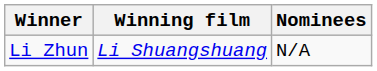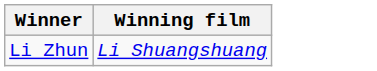- column: (321, 20)
